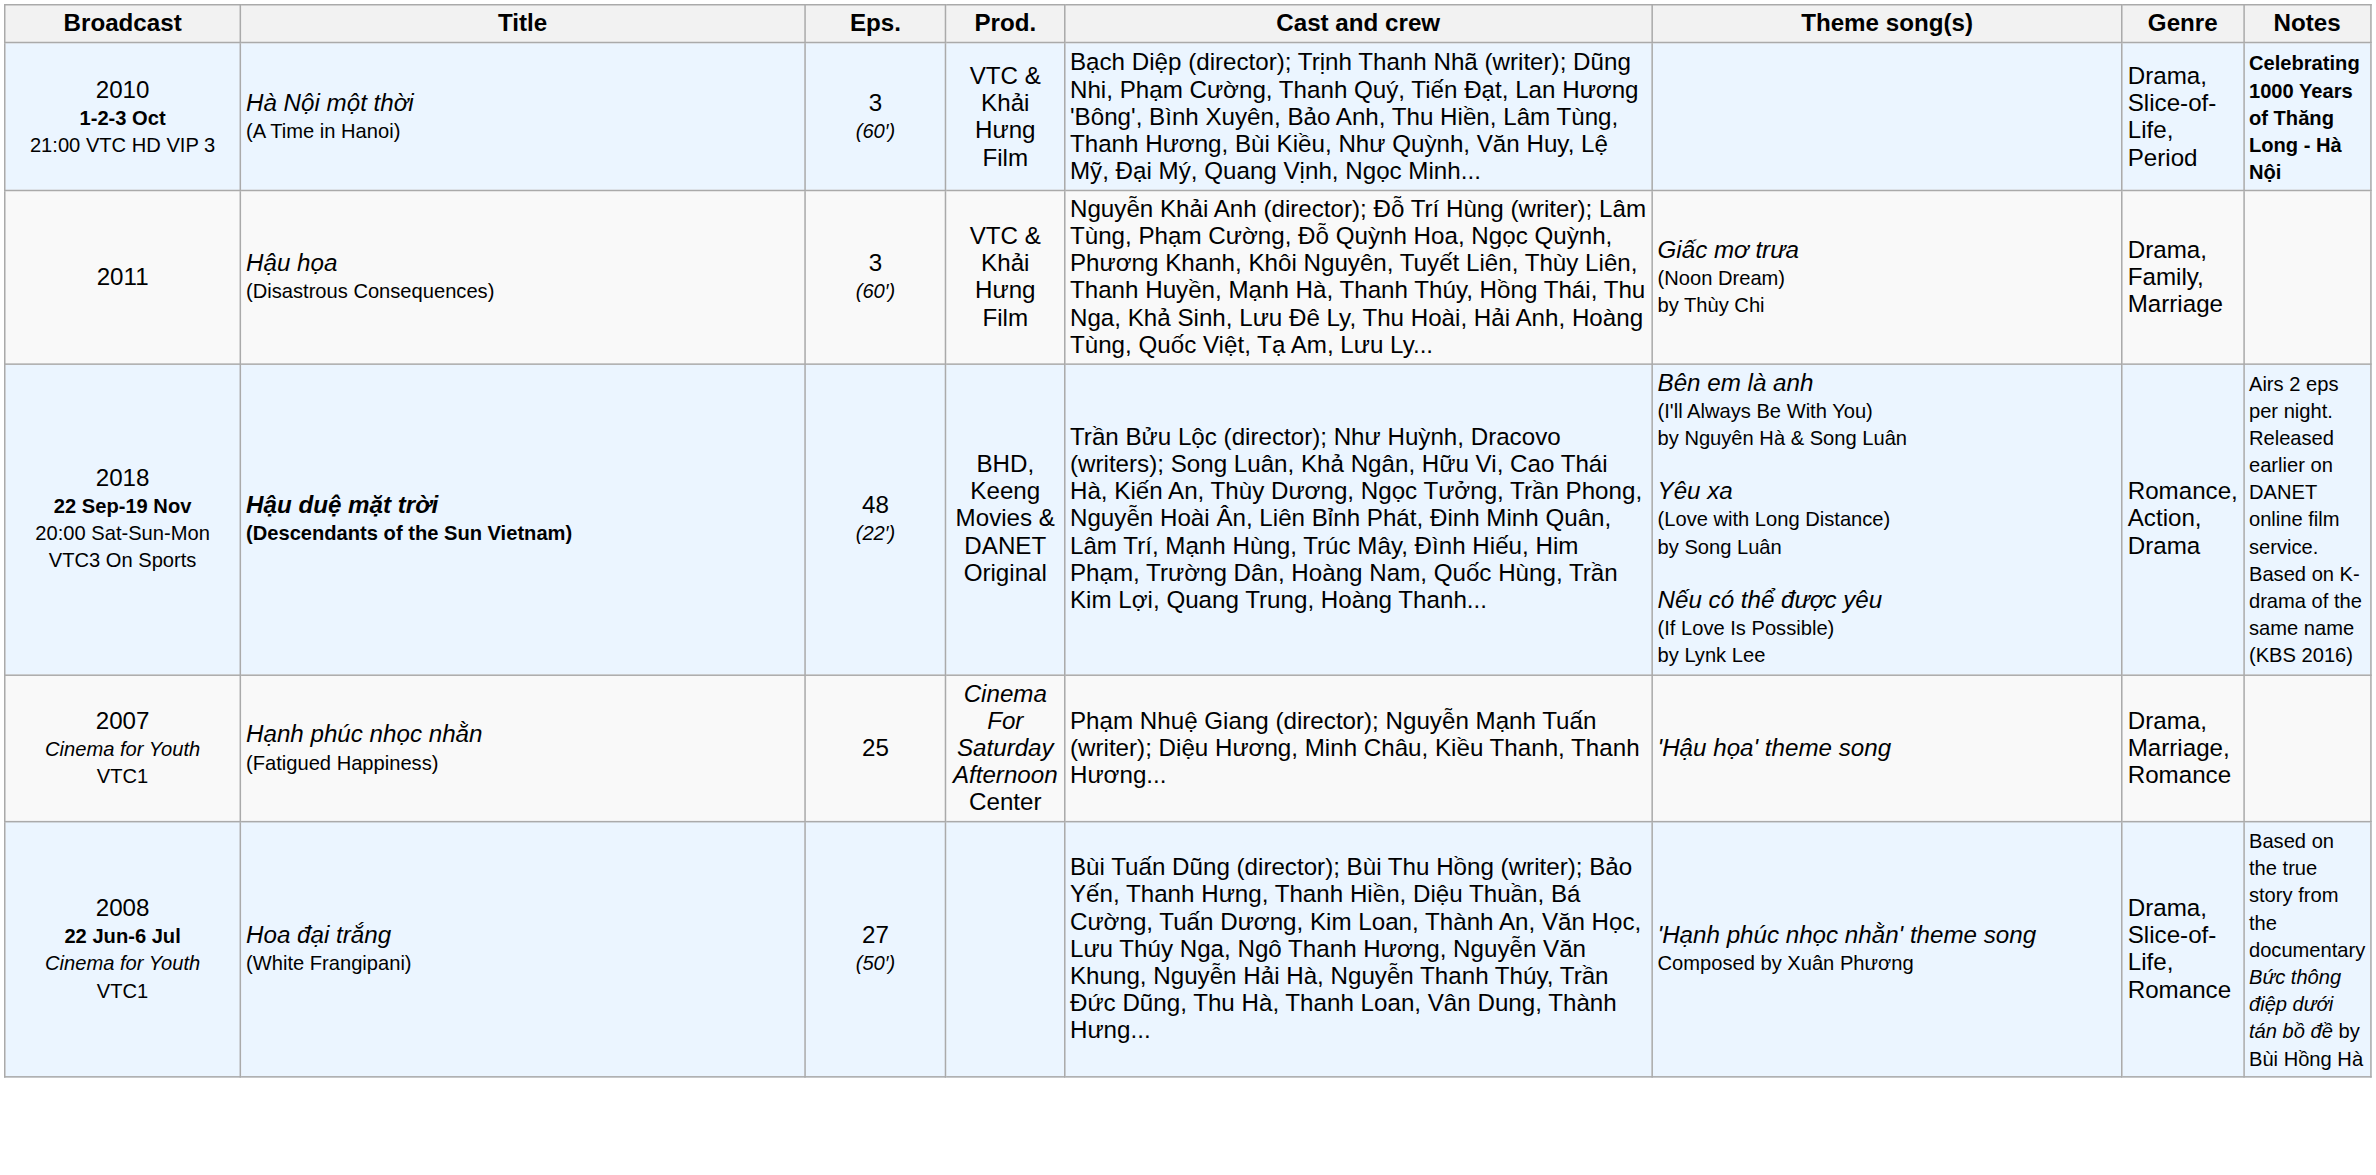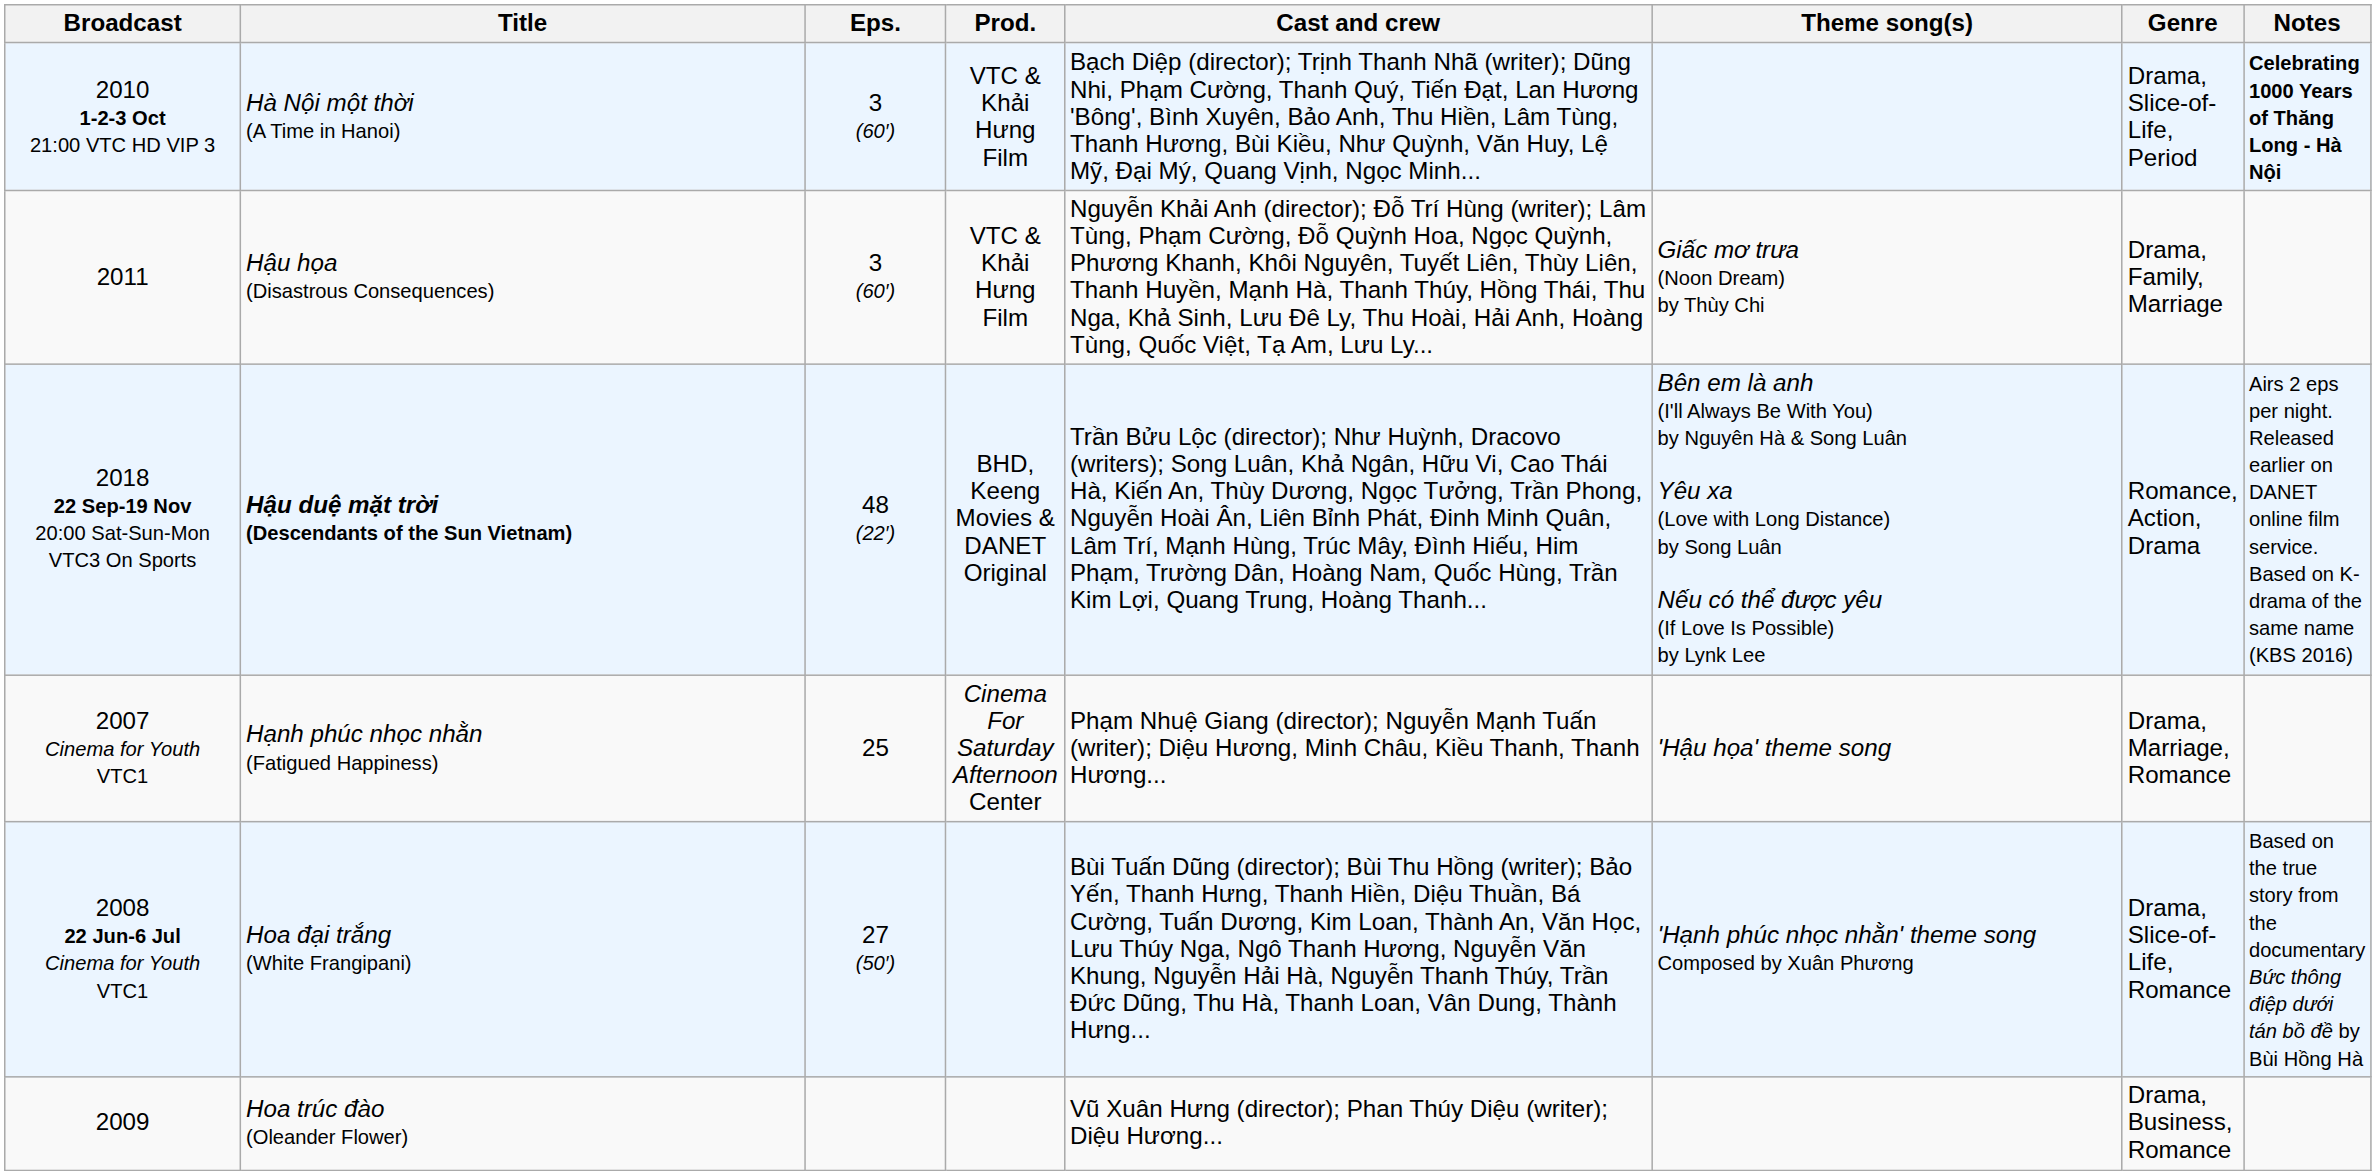+ row: (123, 1123)
